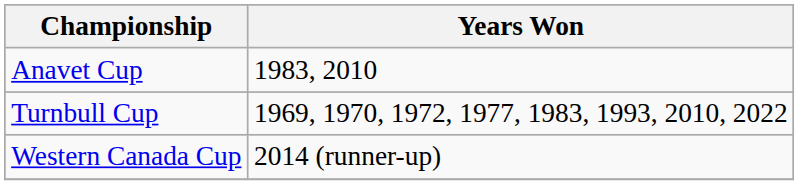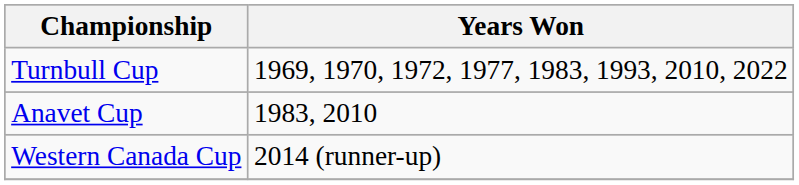rows swapped: (85, 112) <-> (77, 69)
